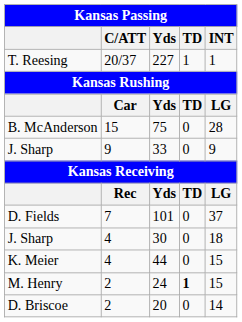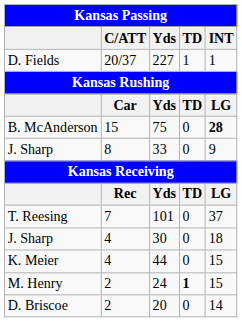(38, 60) T. Reesing -> (34, 60) D. Fields
(216, 127) normal -> (216, 127) bold
(108, 149) 9 -> (108, 149) 8
(34, 216) D. Fields -> (38, 216) T. Reesing
